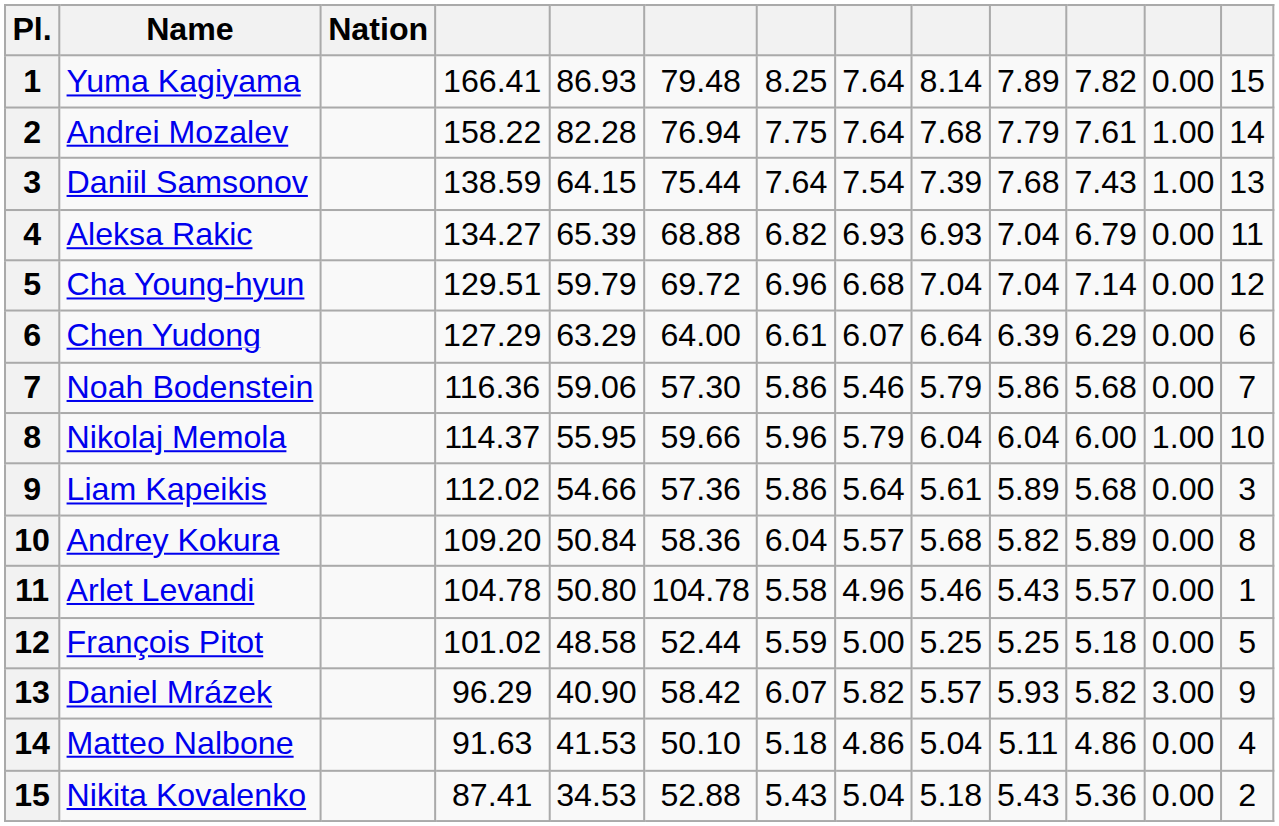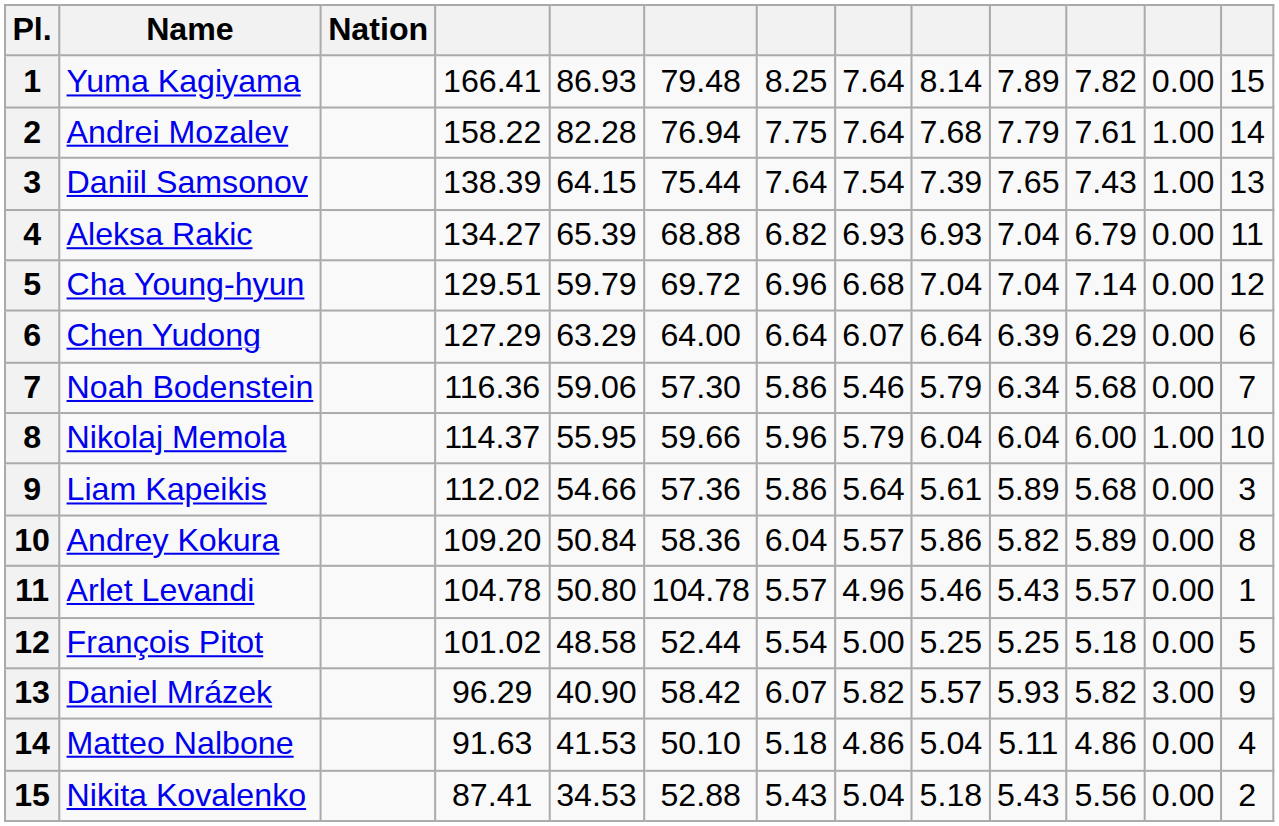(492, 183) 138.59 -> (492, 183) 138.39
(1028, 183) 7.68 -> (1028, 183) 7.65
(796, 336) 6.61 -> (796, 336) 6.64
(1028, 387) 5.86 -> (1028, 387) 6.34
(951, 540) 5.68 -> (951, 540) 5.86
(796, 591) 5.58 -> (796, 591) 5.57
(796, 642) 5.59 -> (796, 642) 5.54
(1106, 795) 5.36 -> (1106, 795) 5.56
